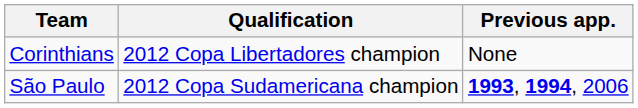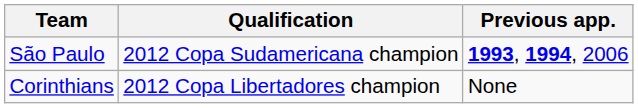rows swapped: (62, 53) <-> (57, 86)
